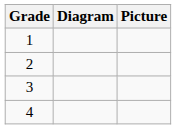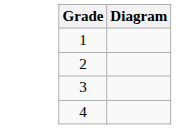- column: (144, 16)
